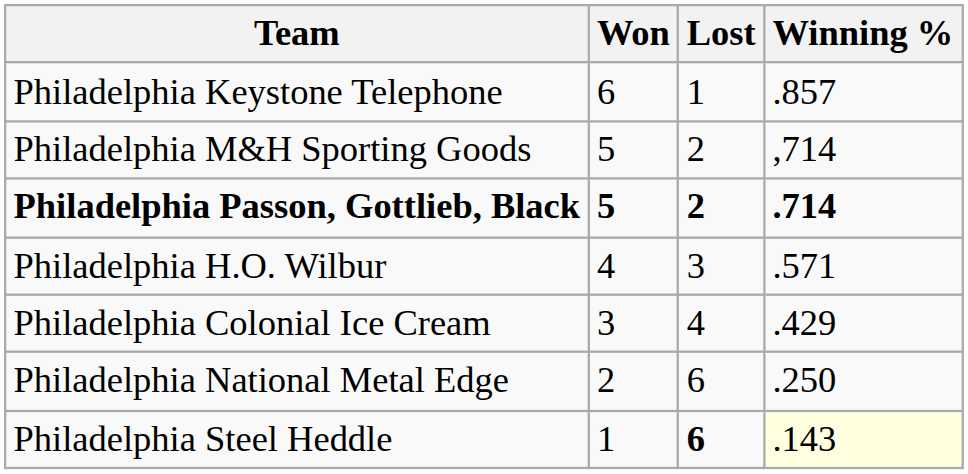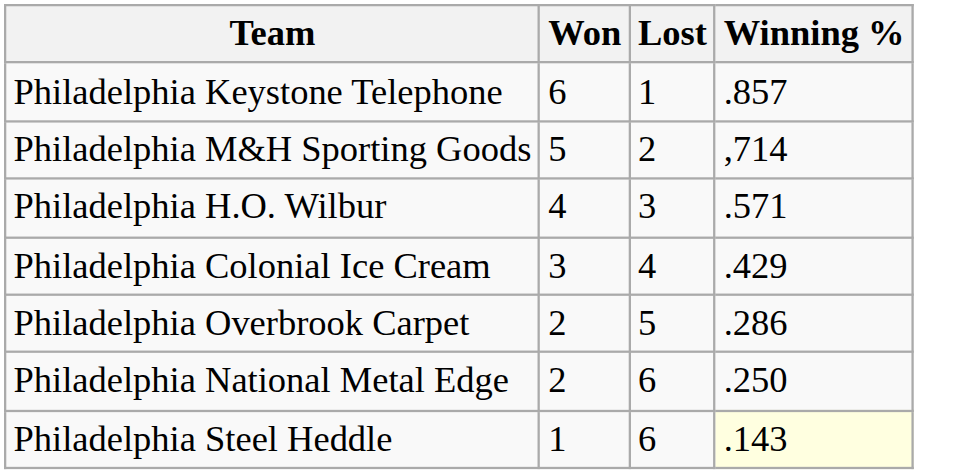- row: (297, 206)
+ row: (241, 322)
(696, 438) bold -> (647, 438) normal
